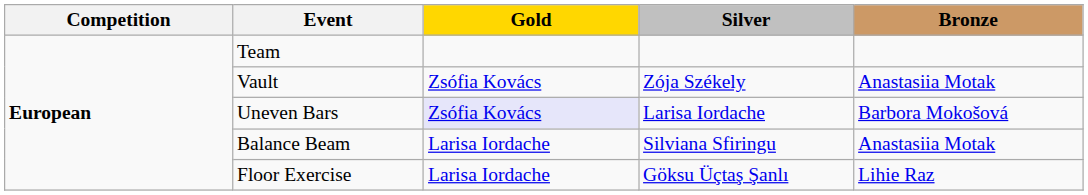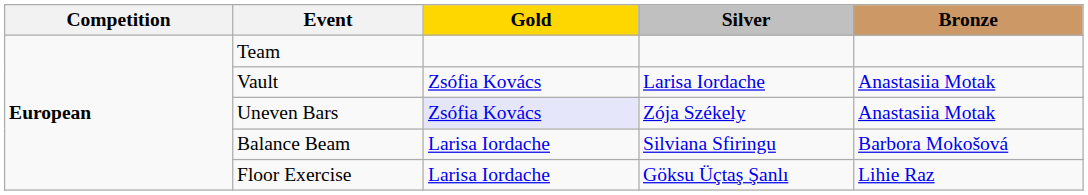(694, 81) Zója Székely -> (704, 81) Larisa Iordache
(704, 112) Larisa Iordache -> (694, 112) Zója Székely
(933, 112) Barbora Mokošová -> (927, 112) Anastasiia Motak
(927, 143) Anastasiia Motak -> (933, 143) Barbora Mokošová
